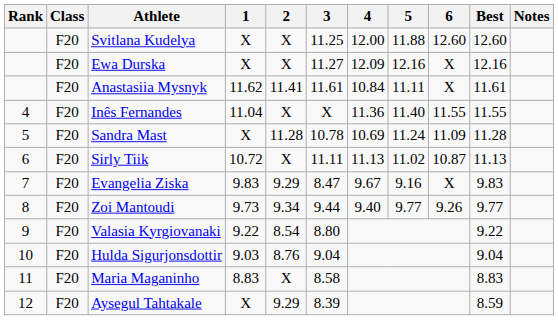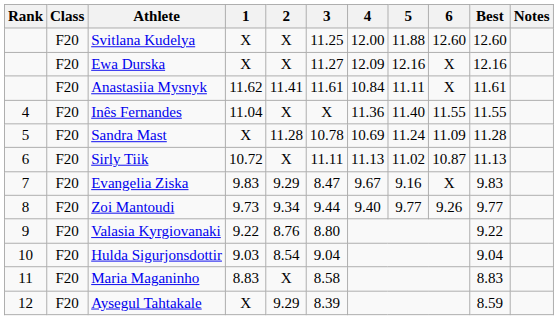(286, 231) 8.54 -> (286, 231) 8.76
(286, 254) 8.76 -> (286, 254) 8.54
